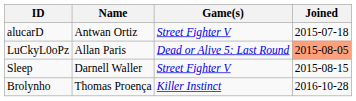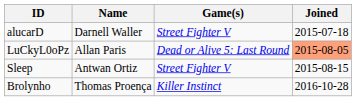(106, 31) Antwan Ortiz -> (108, 31) Darnell Waller
(108, 68) Darnell Waller -> (106, 68) Antwan Ortiz
